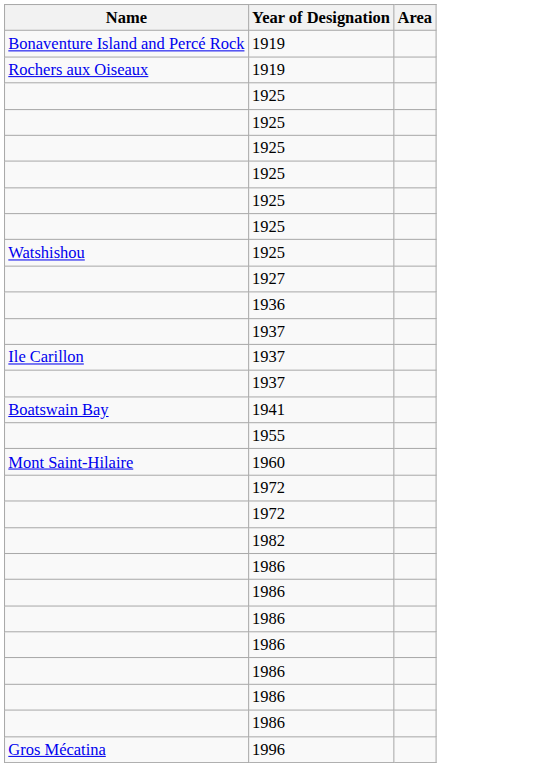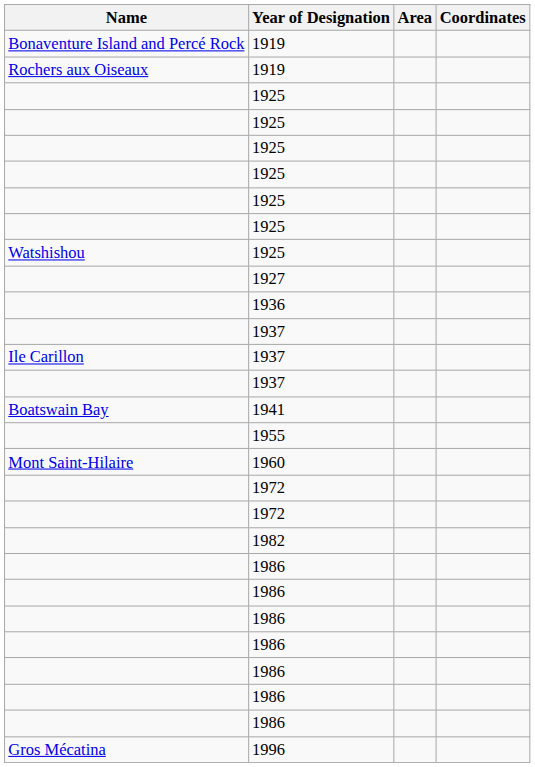+ column: (483, 17)
